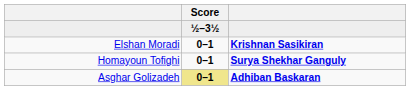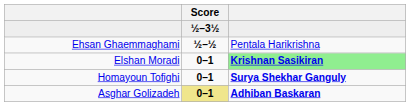+ row: (126, 45)
(277, 45) no background -> (277, 61) lightgreen background
